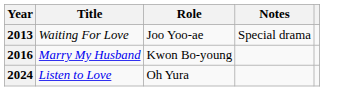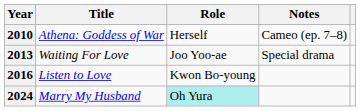+ row: (20, 34)
(90, 55) Marry My Husband -> (75, 75) Listen to Love
(75, 75) Listen to Love -> (90, 95) Marry My Husband
(168, 75) no background -> (191, 95) paleturquoise background
